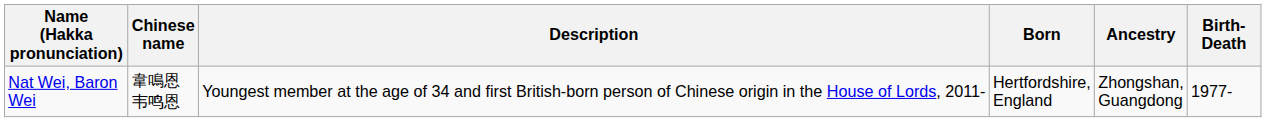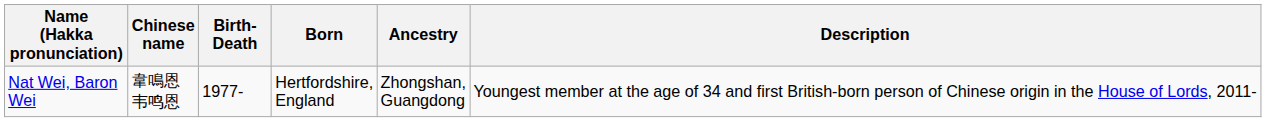columns swapped: (1224, 35) <-> (594, 35)
